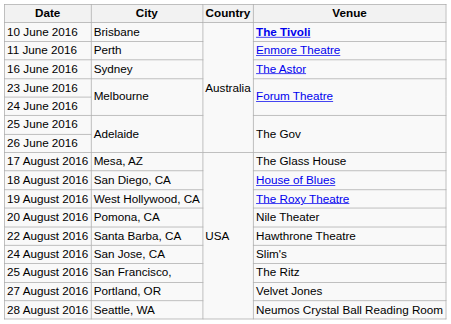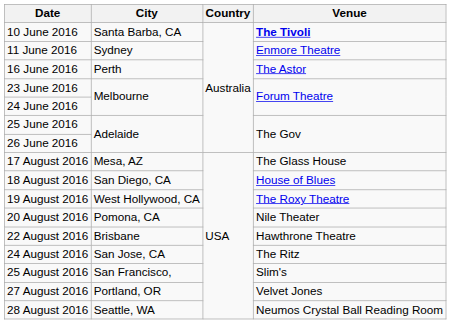(117, 32) Brisbane -> (137, 32) Santa Barba, CA
(108, 50) Perth -> (113, 50) Sydney
(113, 69) Sydney -> (108, 69) Perth
(137, 236) Santa Barba, CA -> (117, 236) Brisbane
(271, 254) Slim's -> (278, 254) The Ritz
(278, 273) The Ritz -> (271, 273) Slim's
